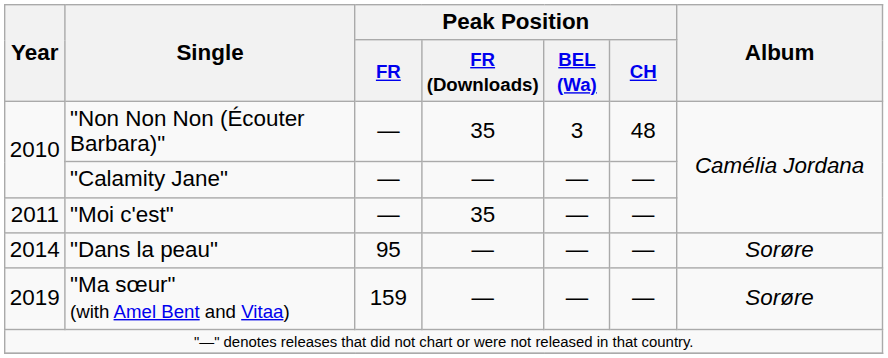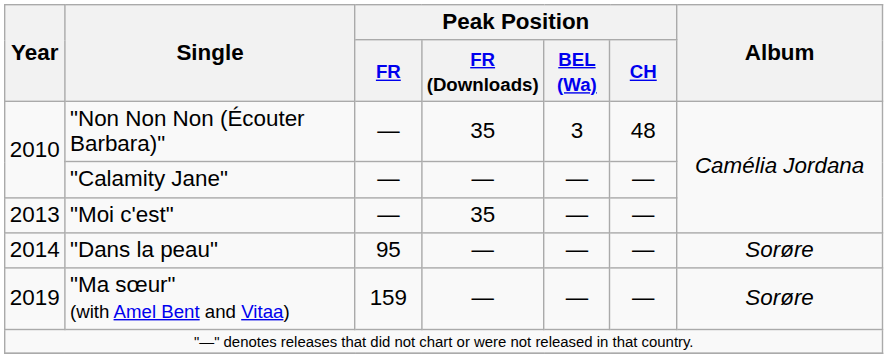(35, 214) 2011 -> (35, 214) 2013
